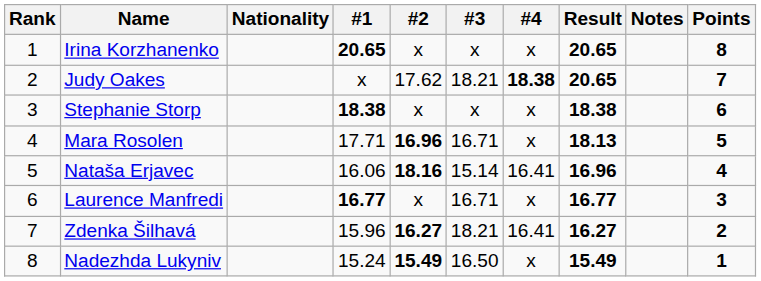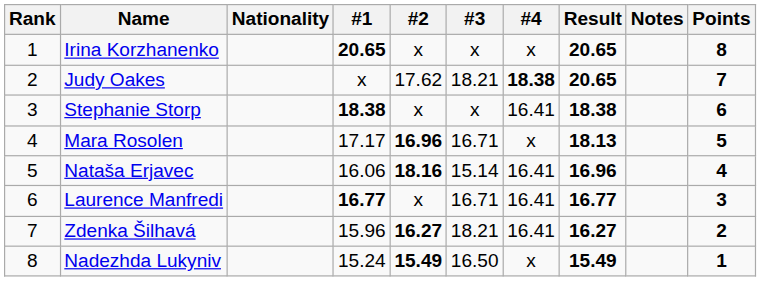(531, 110) x -> (531, 110) 16.41
(362, 140) 17.71 -> (362, 140) 17.17
(531, 200) x -> (531, 200) 16.41
